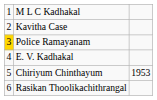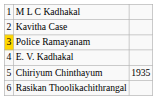(141, 73) 1953 -> (141, 73) 1935
